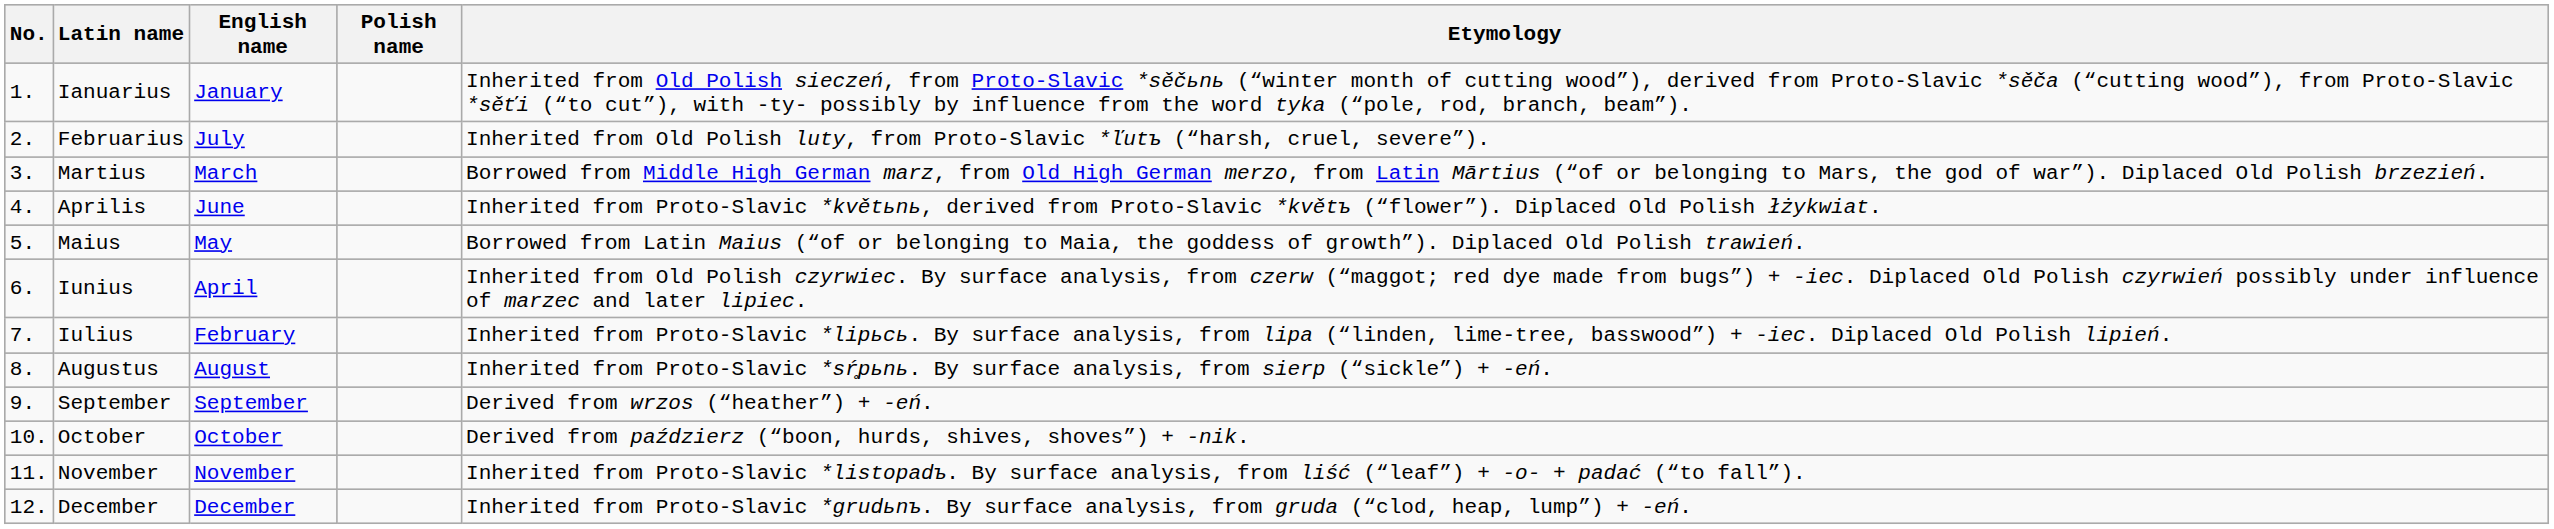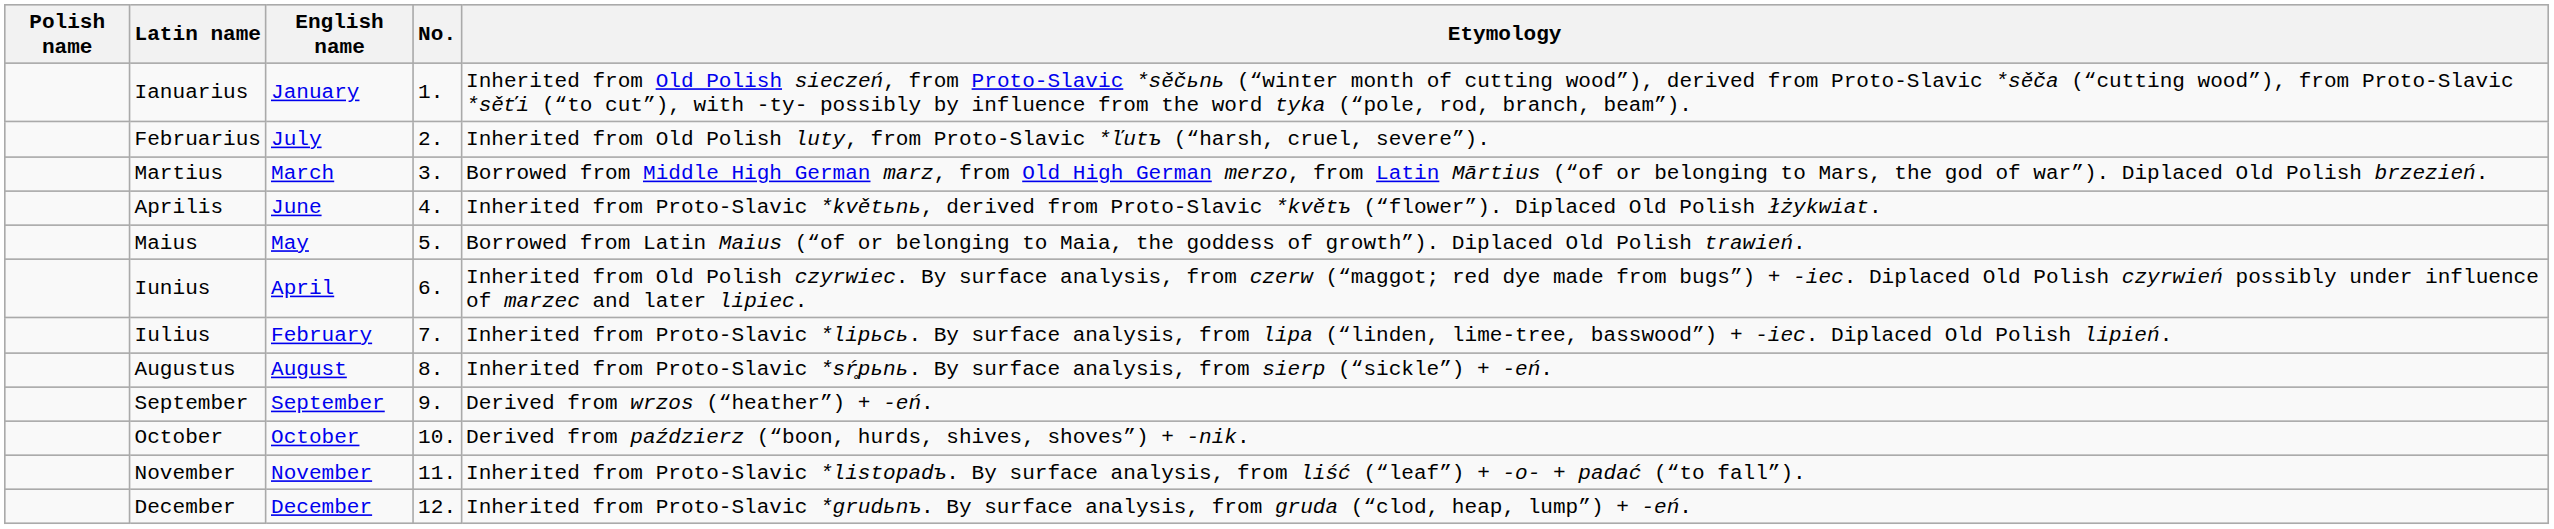columns swapped: (29, 34) <-> (399, 34)
